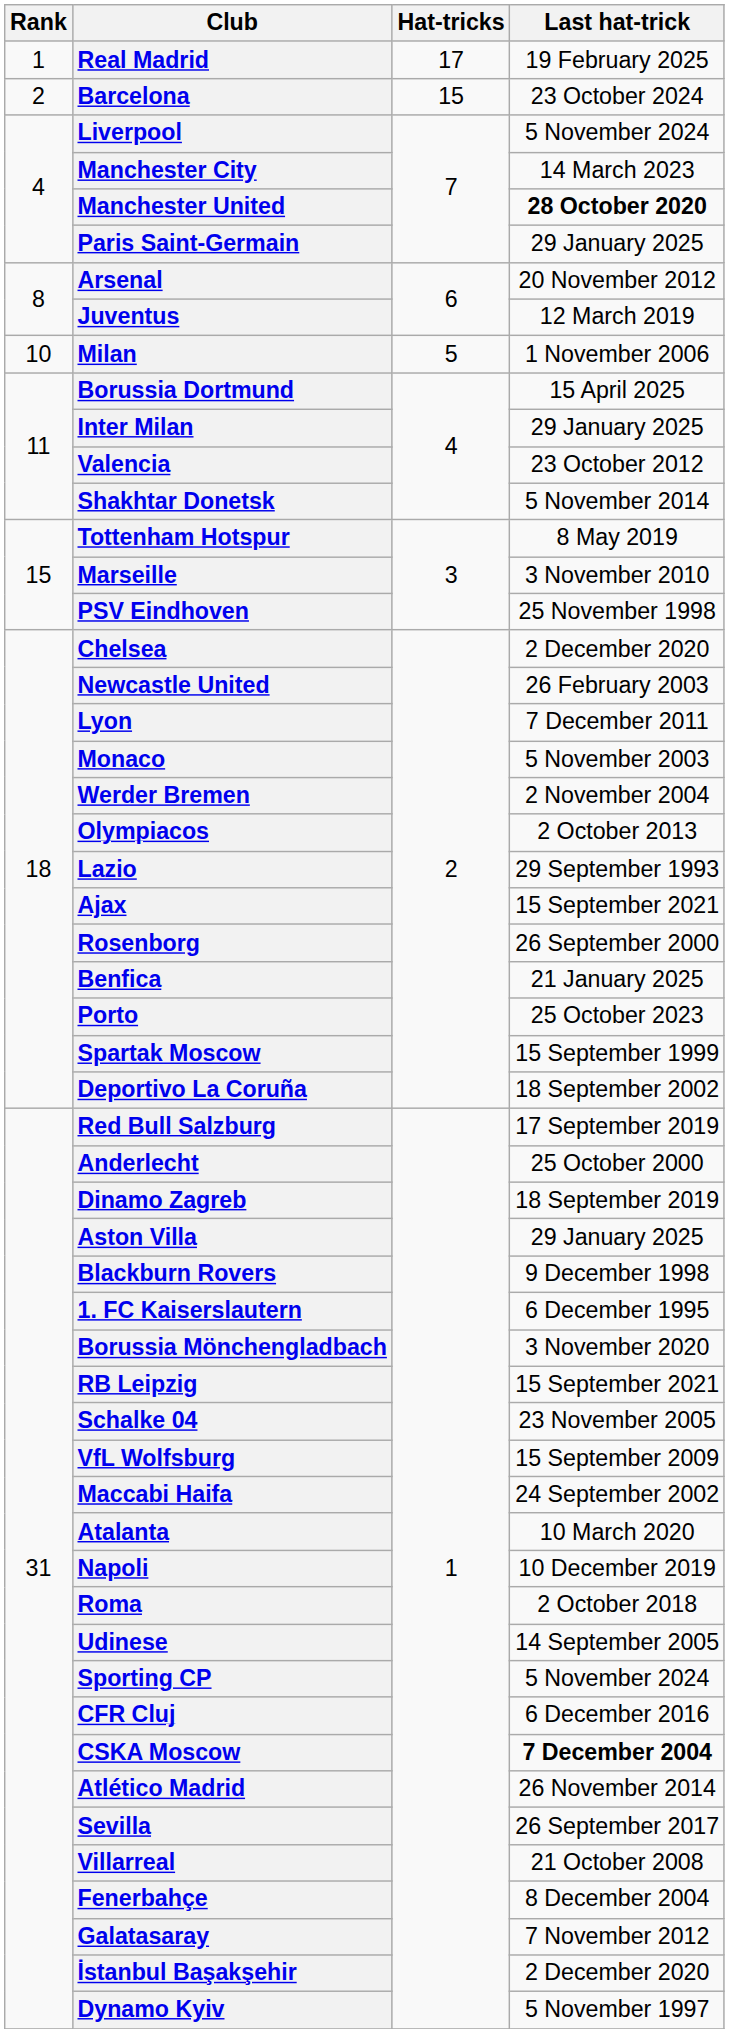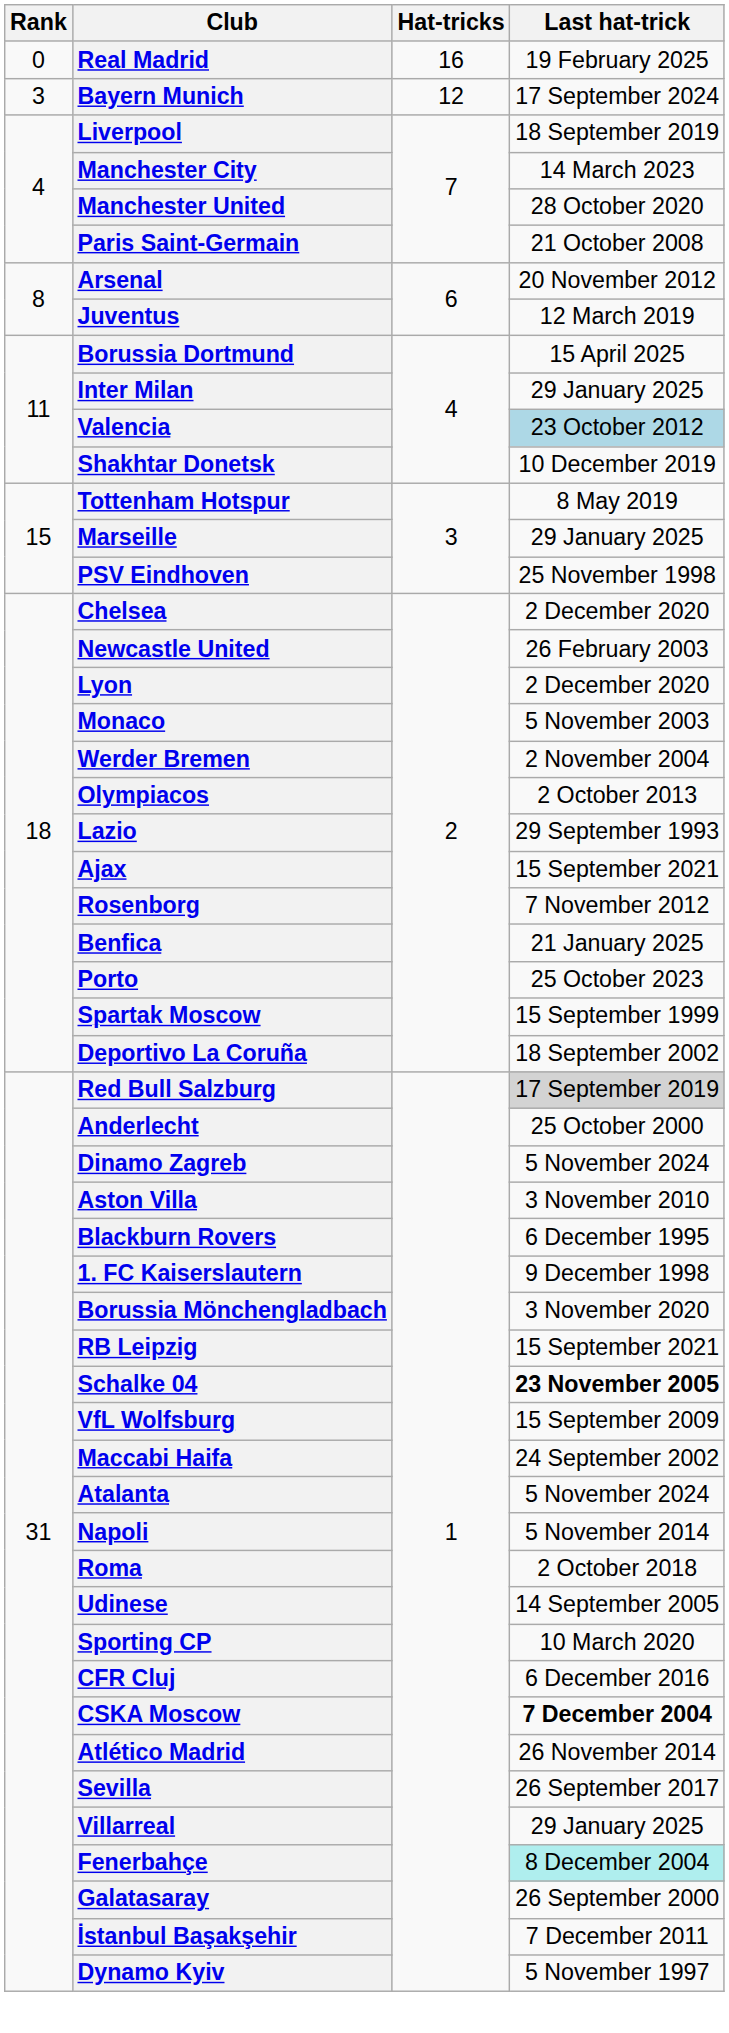(38, 59) 1 -> (38, 59) 0
(451, 59) 17 -> (451, 59) 16
- row: (134, 96)
+ row: (161, 96)
(617, 133) 5 November 2024 -> (617, 133) 18 September 2019
(617, 206) bold -> (617, 206) normal
(617, 243) 29 January 2025 -> (617, 243) 21 October 2008
- row: (107, 354)
(617, 464) no background -> (617, 427) lightblue background
(617, 501) 5 November 2014 -> (617, 464) 10 December 2019
(617, 574) 3 November 2010 -> (617, 538) 29 January 2025
(617, 721) 7 December 2011 -> (617, 685) 2 December 2020
(617, 942) 26 September 2000 -> (617, 905) 7 November 2012
(617, 1126) no background -> (617, 1089) lightgrey background
(617, 1200) 18 September 2019 -> (617, 1163) 5 November 2024
(617, 1237) 29 January 2025 -> (617, 1200) 3 November 2010
(617, 1273) 9 December 1998 -> (617, 1237) 6 December 1995
(617, 1310) 6 December 1995 -> (617, 1273) 9 December 1998
(617, 1421) normal -> (617, 1384) bold
(617, 1531) 10 March 2020 -> (617, 1494) 5 November 2024
(617, 1568) 10 December 2019 -> (617, 1531) 5 November 2014
(617, 1678) 5 November 2024 -> (617, 1641) 10 March 2020
(617, 1862) 21 October 2008 -> (617, 1825) 29 January 2025
(617, 1899) no background -> (617, 1862) paleturquoise background
(617, 1936) 7 November 2012 -> (617, 1899) 26 September 2000
(617, 1972) 2 December 2020 -> (617, 1936) 7 December 2011
